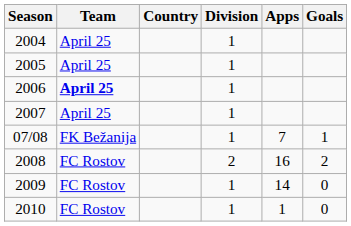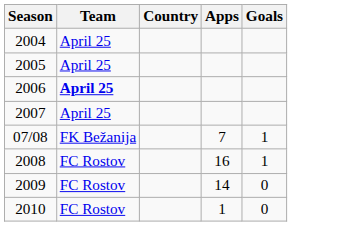- column: (232, 16)
(325, 161) 2 -> (264, 161) 1
